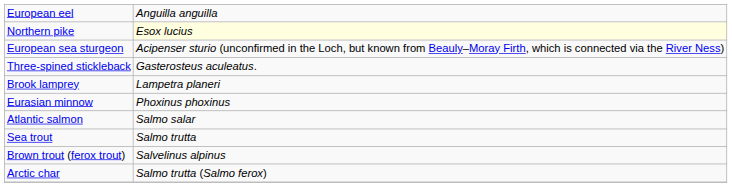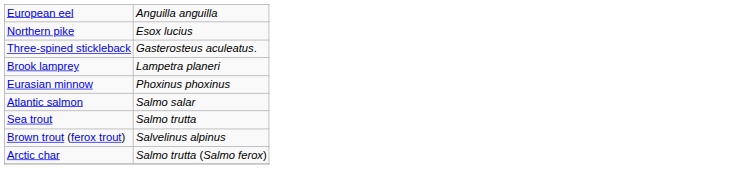(164, 31) lightyellow background -> (164, 31) no background
- row: (65, 48)
